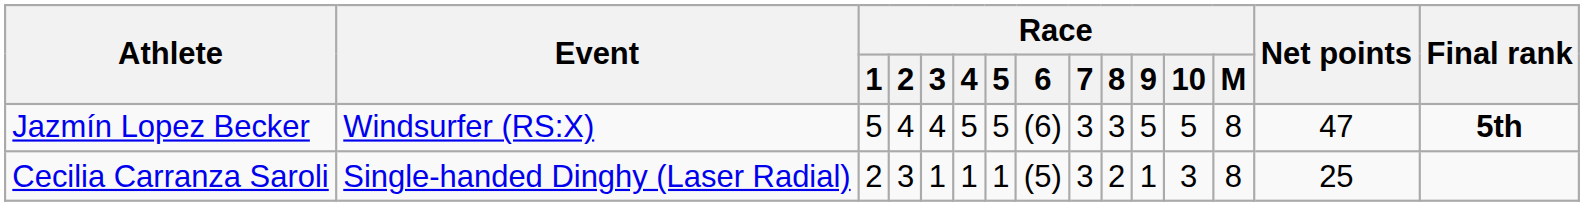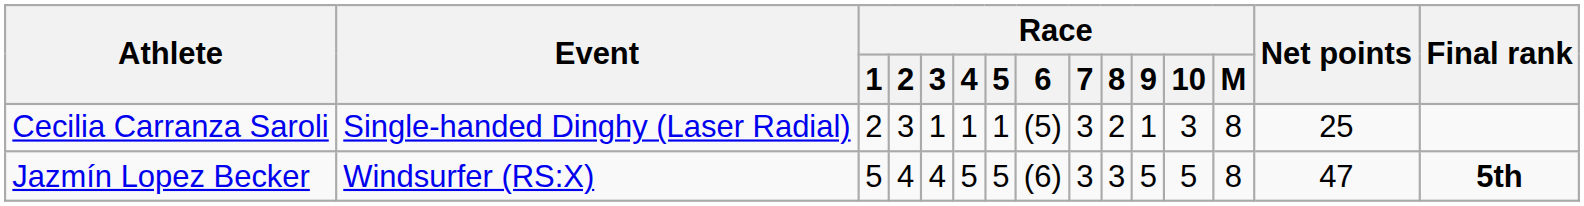rows swapped: (161, 128) <-> (171, 177)
